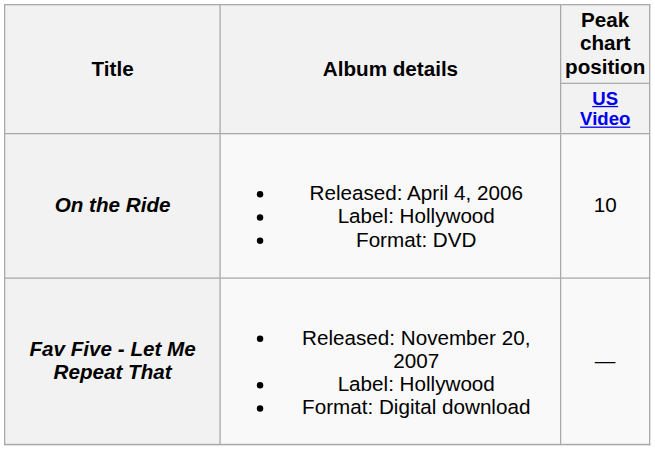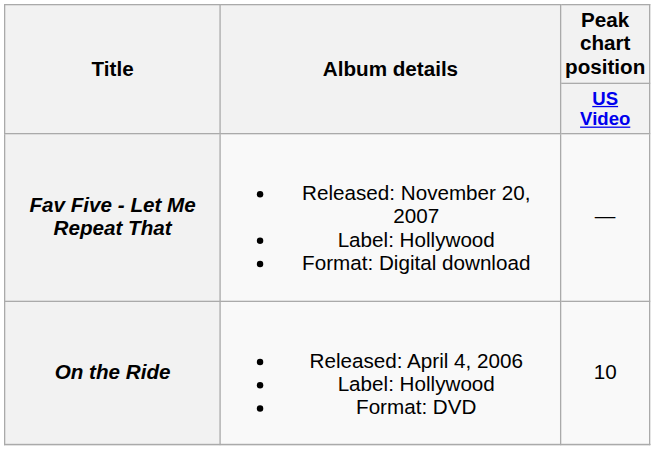rows swapped: (113, 205) <-> (113, 360)
